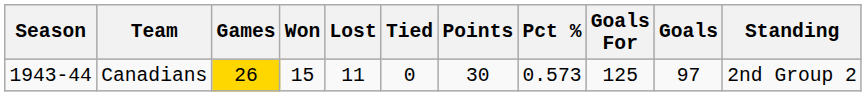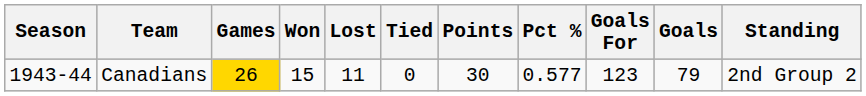(552, 75) 0.573 -> (552, 75) 0.577
(620, 75) 125 -> (620, 75) 123
(689, 75) 97 -> (689, 75) 79
